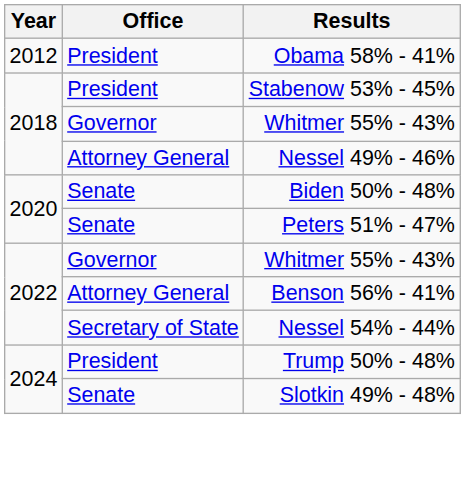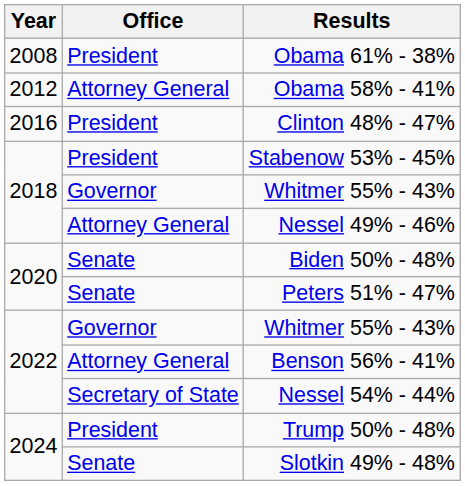+ row: (33, 55)
(112, 55) President -> (148, 89) Attorney General
+ row: (33, 123)
